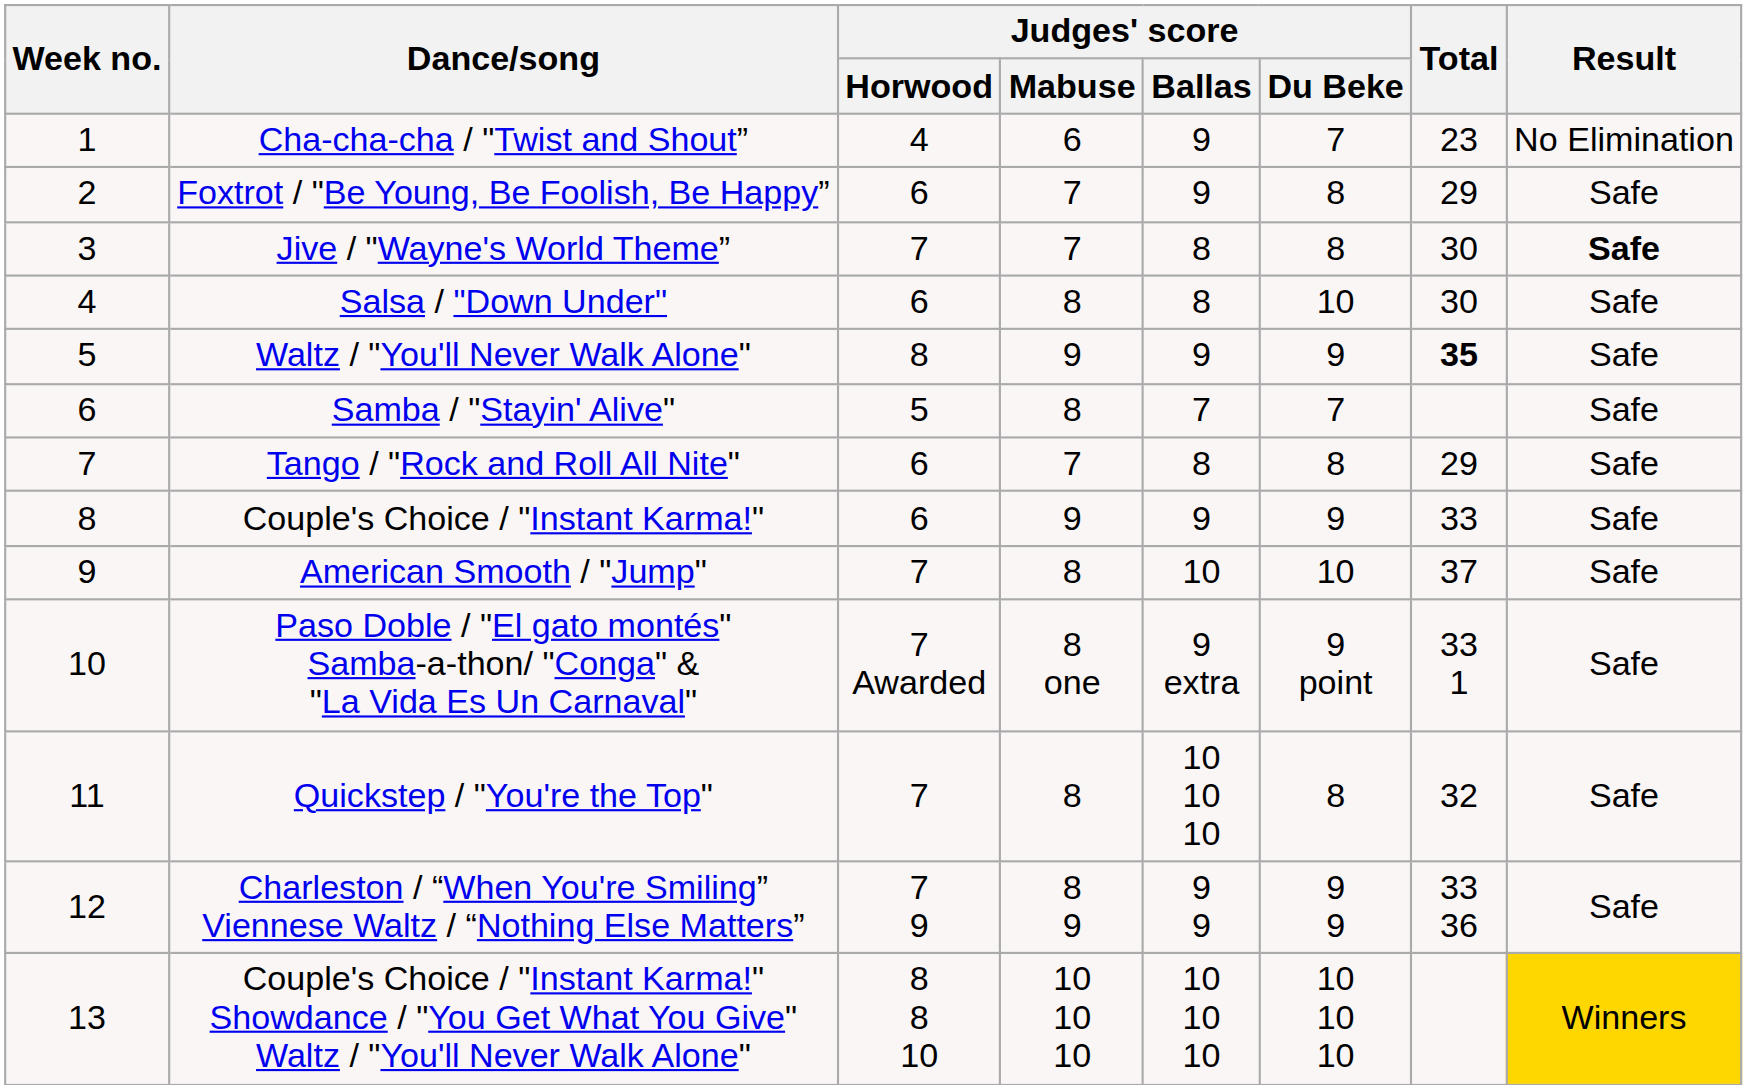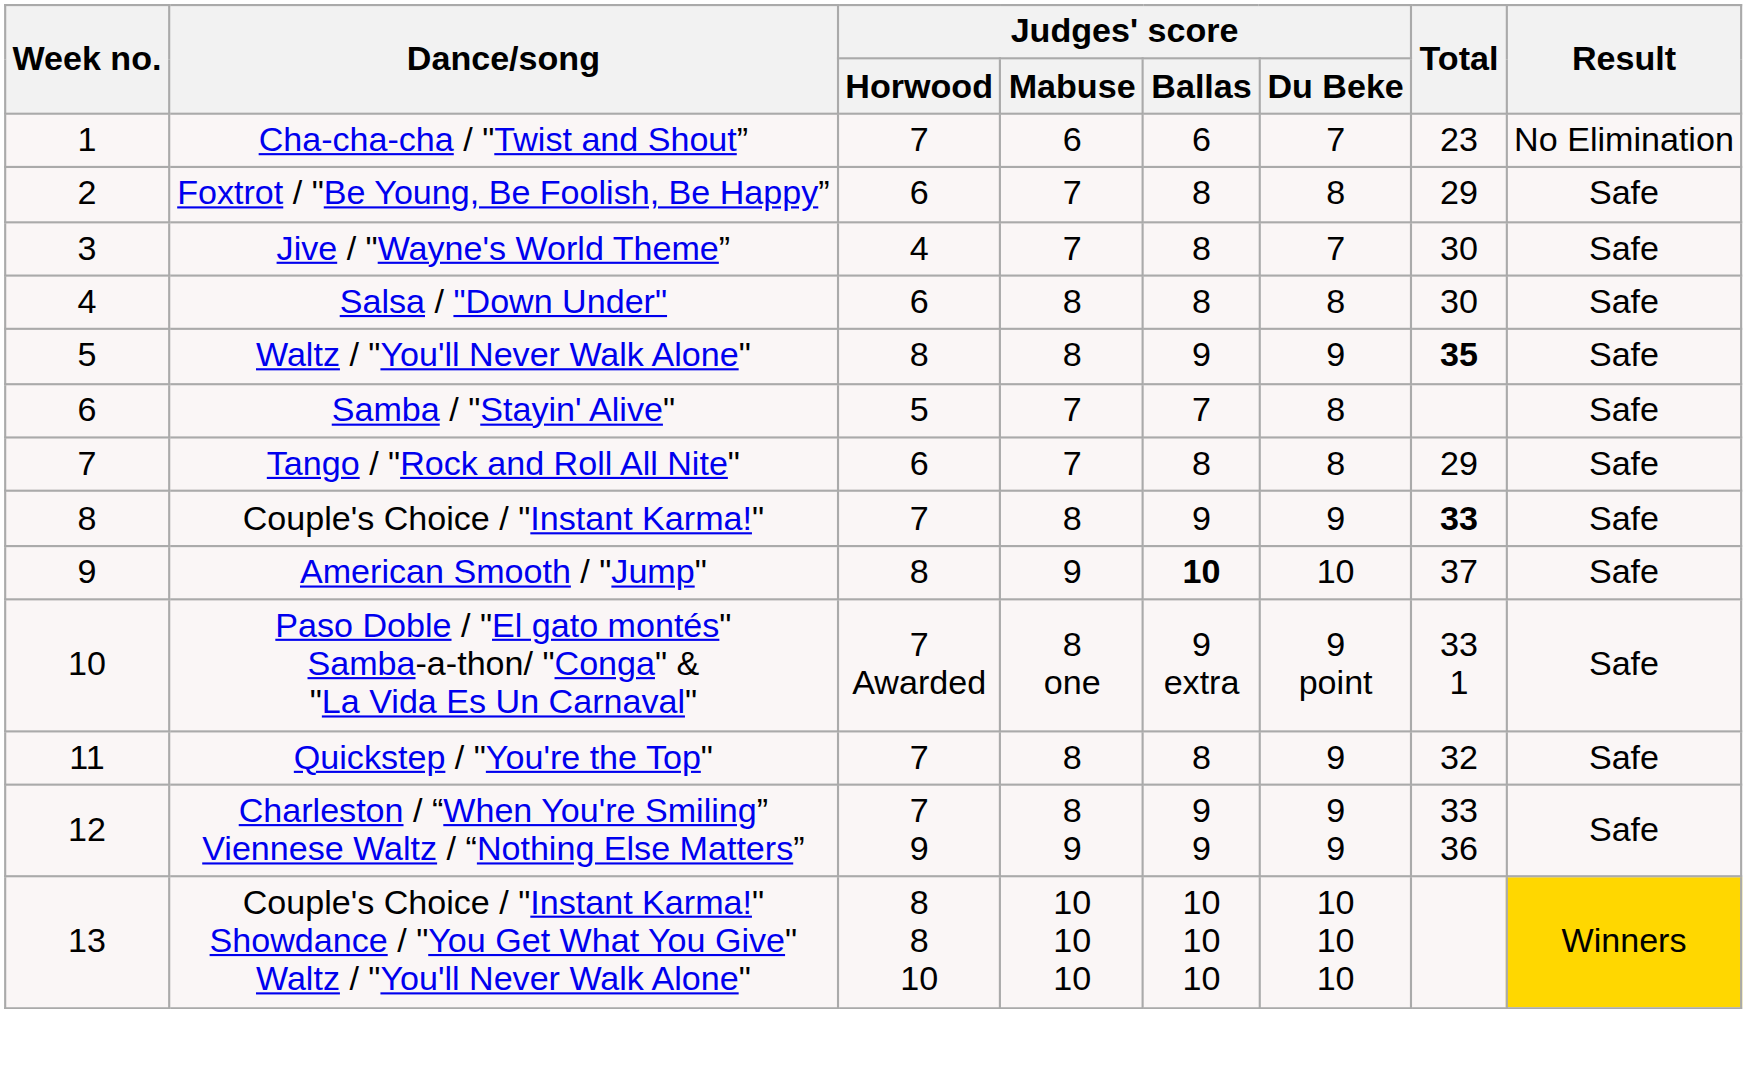(919, 139) 4 -> (919, 139) 7
(1202, 139) 9 -> (1202, 139) 6
(1202, 193) 9 -> (1202, 193) 8
(919, 247) 7 -> (919, 247) 4
(1336, 247) 8 -> (1336, 247) 7
(1624, 247) bold -> (1624, 247) normal
(1336, 301) 10 -> (1336, 301) 8
(1072, 355) 9 -> (1072, 355) 8
(1072, 409) 8 -> (1072, 409) 7
(1336, 409) 7 -> (1336, 409) 8
(919, 517) 6 -> (919, 517) 7
(1072, 517) 9 -> (1072, 517) 8
(1459, 517) normal -> (1459, 517) bold
(919, 572) 7 -> (919, 572) 8
(1072, 572) 8 -> (1072, 572) 9
(1202, 572) normal -> (1202, 572) bold
(1202, 795) 10 10 10 -> (1202, 756) 8
(1336, 795) 8 -> (1336, 756) 9
